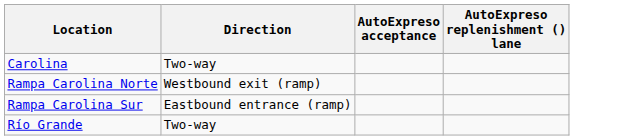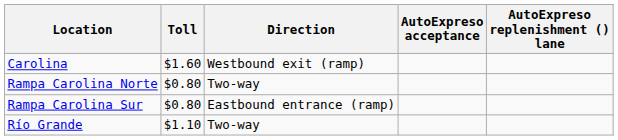+ column: (182, 29)
(190, 64) Two-way -> (286, 64) Westbound exit (ramp)
(243, 84) Westbound exit (ramp) -> (233, 84) Two-way
